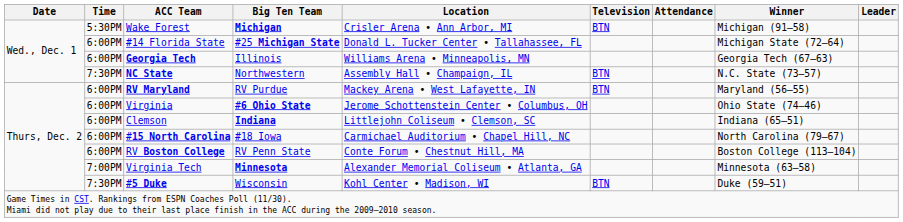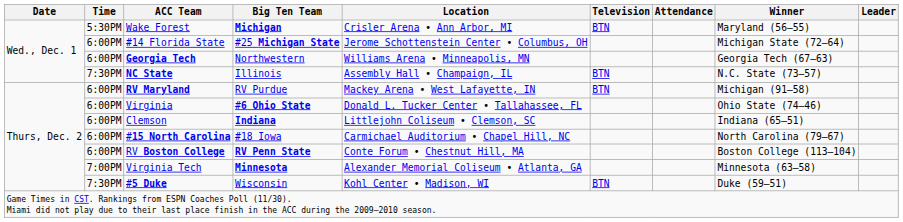(764, 28) Michigan (91–58) -> (764, 28) Maryland (56–55)
(463, 44) Donald L. Tucker Center • Tallahassee, FL -> (466, 44) Jerome Schottenstein Center • Columbus, OH
(258, 59) Illinois -> (270, 59) Northwestern
(270, 75) Northwestern -> (258, 75) Illinois
(764, 90) Maryland (56–55) -> (764, 90) Michigan (91–58)
(466, 106) Jerome Schottenstein Center • Columbus, OH -> (463, 106) Donald L. Tucker Center • Tallahassee, FL
(273, 152) normal -> (273, 152) bold
